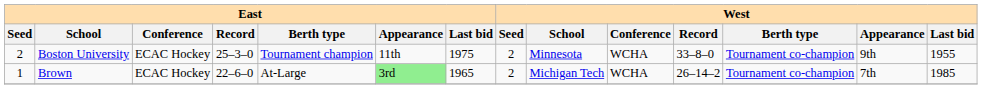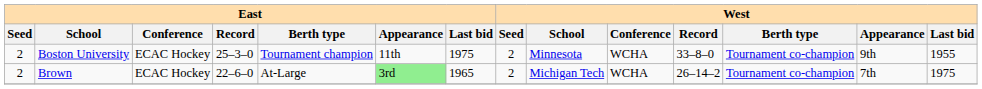(20, 73) 1 -> (20, 73) 2
(943, 73) 1985 -> (943, 73) 1975
